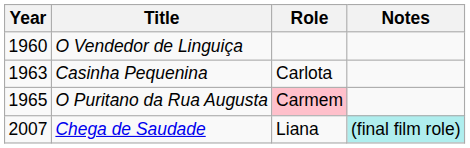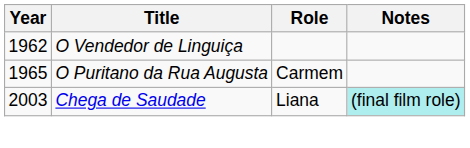(28, 45) 1960 -> (28, 45) 1962
- row: (132, 73)
(310, 101) pink background -> (310, 73) no background
(28, 128) 2007 -> (28, 101) 2003
